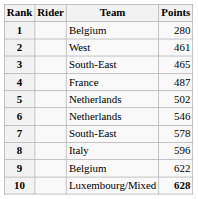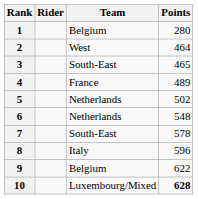(182, 47) 461 -> (182, 47) 464
(182, 82) 487 -> (182, 82) 489
(182, 116) 546 -> (182, 116) 548
